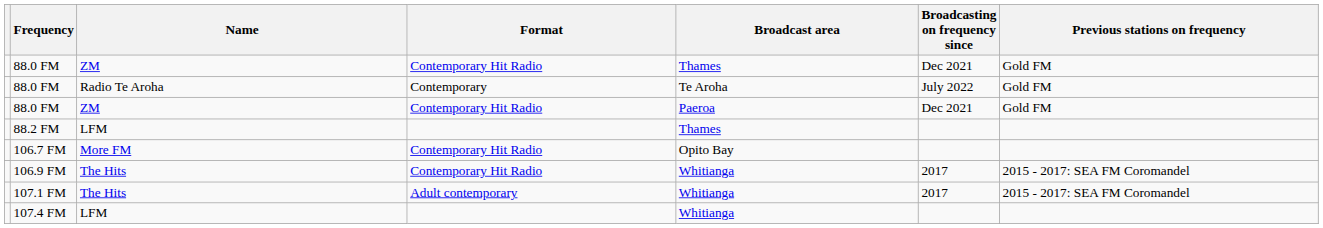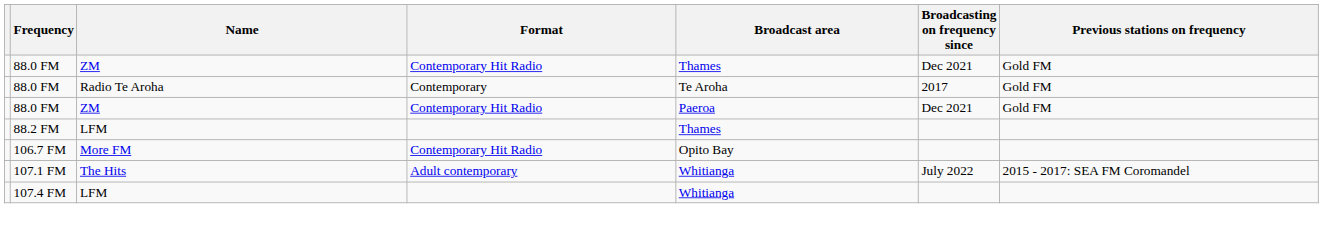(947, 87) July 2022 -> (935, 87) 2017
- row: (40, 171)
(935, 192) 2017 -> (947, 171) July 2022
